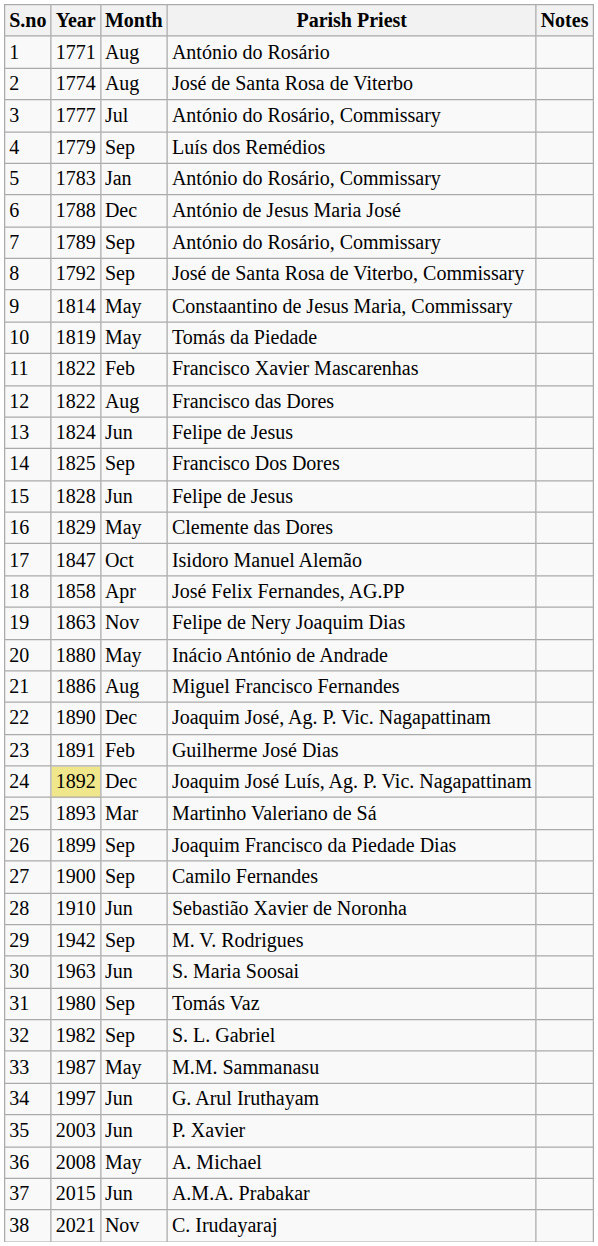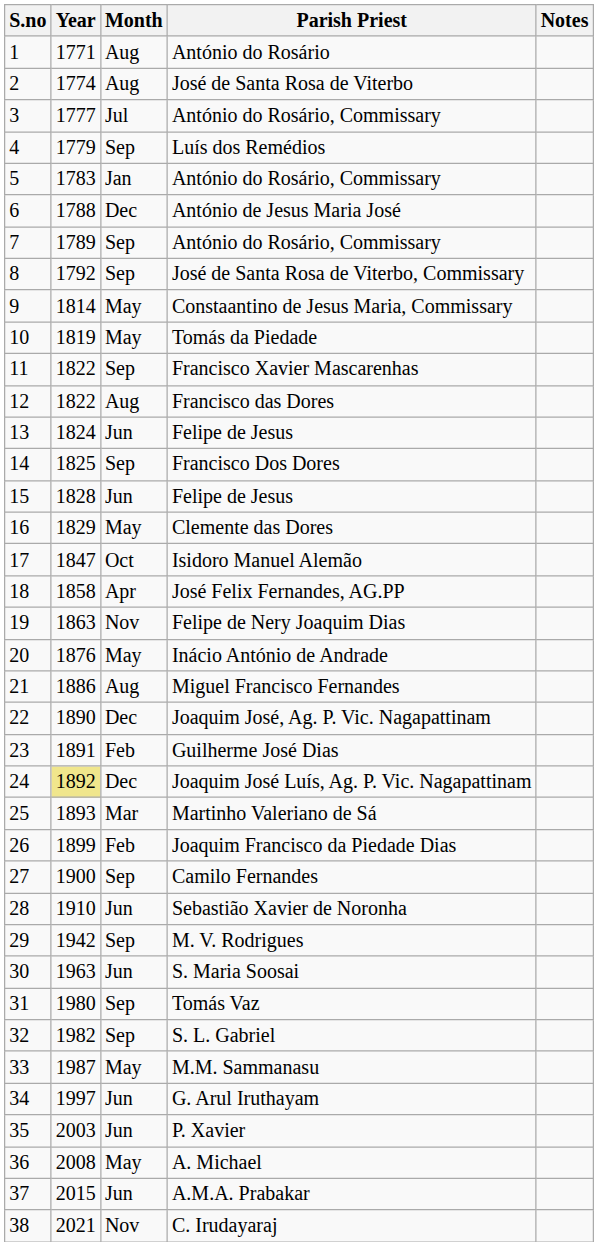(120, 369) Feb -> (120, 369) Sep
(76, 654) 1880 -> (76, 654) 1876
(120, 845) Sep -> (120, 845) Feb
